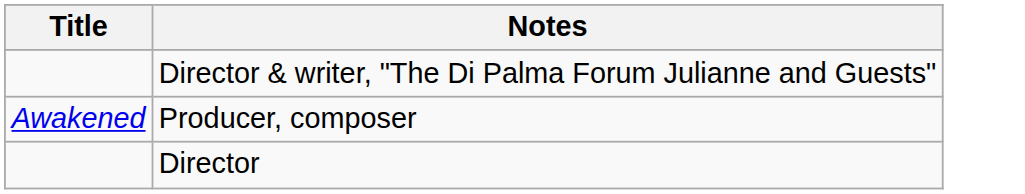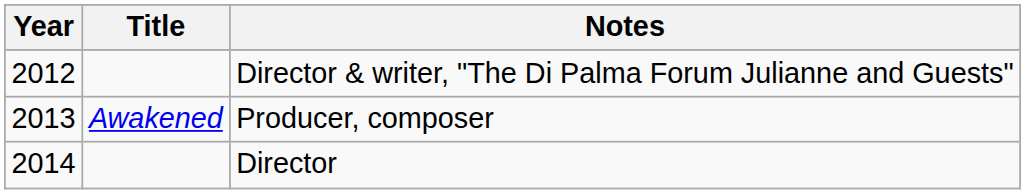+ column: (44, 27)
